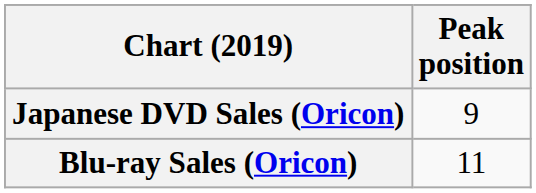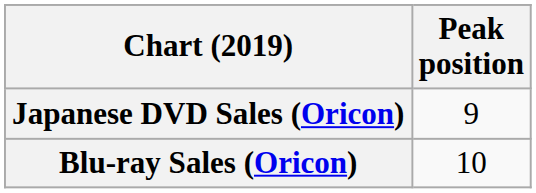(471, 162) 11 -> (471, 162) 10
